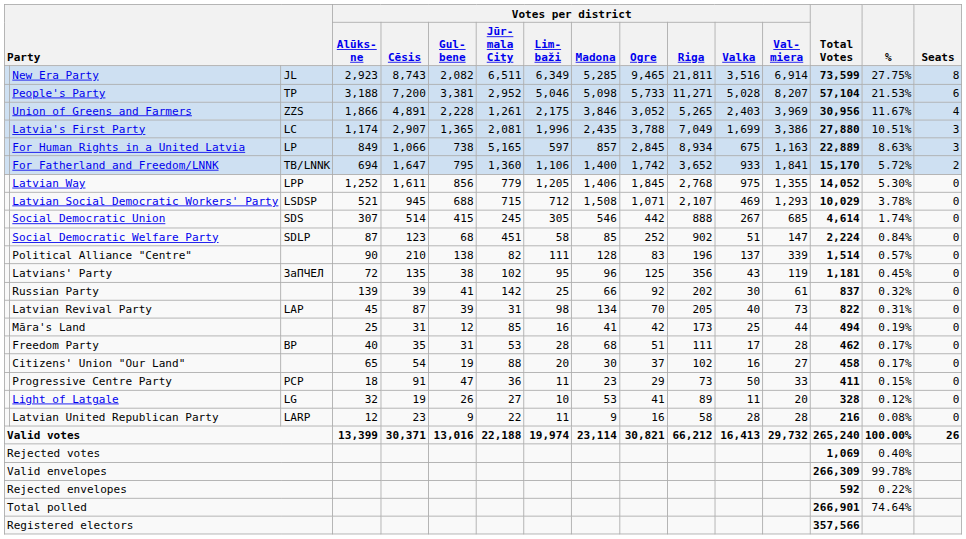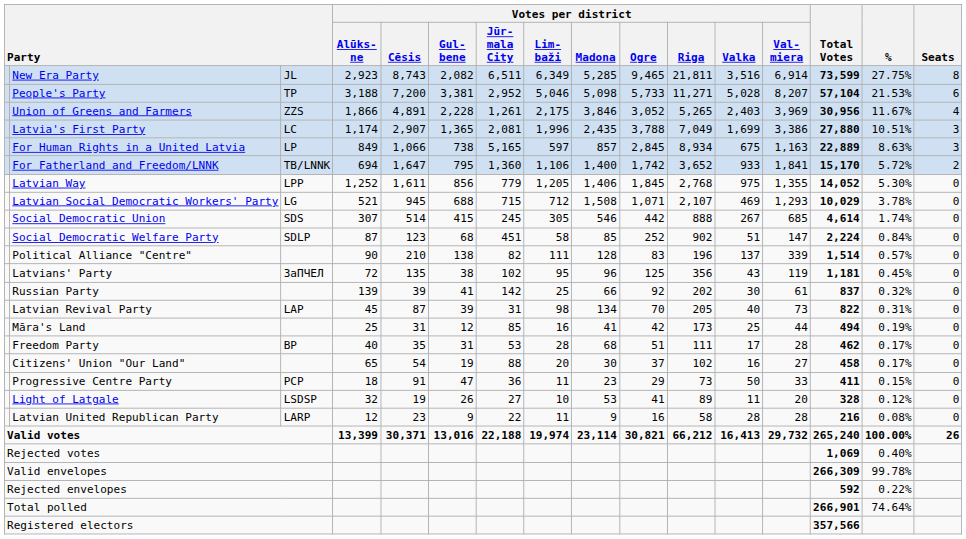(300, 201) LSDSP -> (290, 201) LG
(290, 399) LG -> (300, 399) LSDSP
